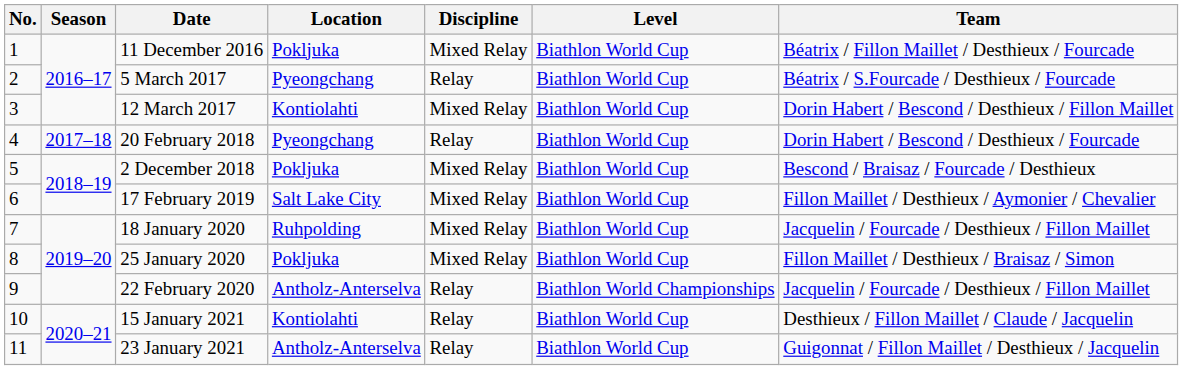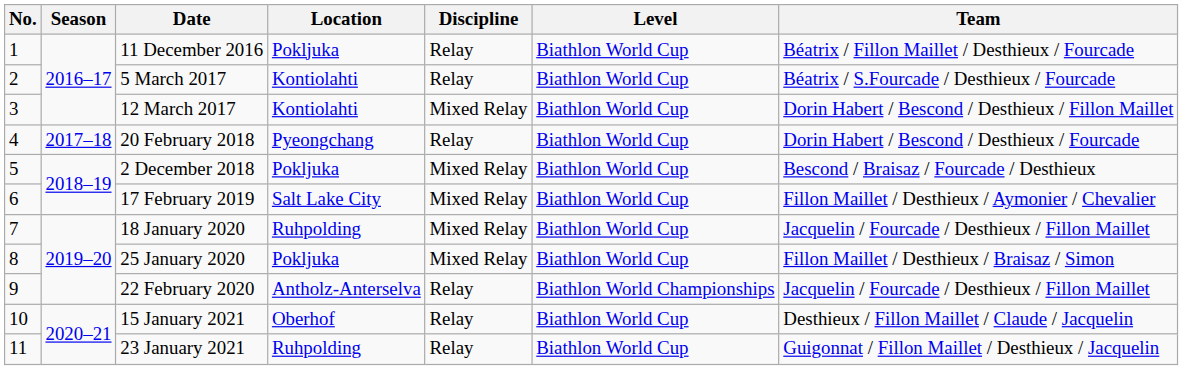(479, 49) Mixed Relay -> (452, 49) Relay
(323, 79) Pyeongchang -> (315, 79) Kontiolahti
(315, 318) Kontiolahti -> (303, 318) Oberhof
(346, 348) Antholz-Anterselva -> (316, 348) Ruhpolding
